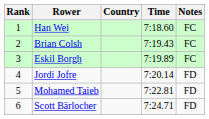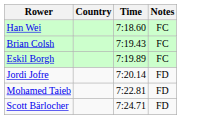- column: (18, 12)
